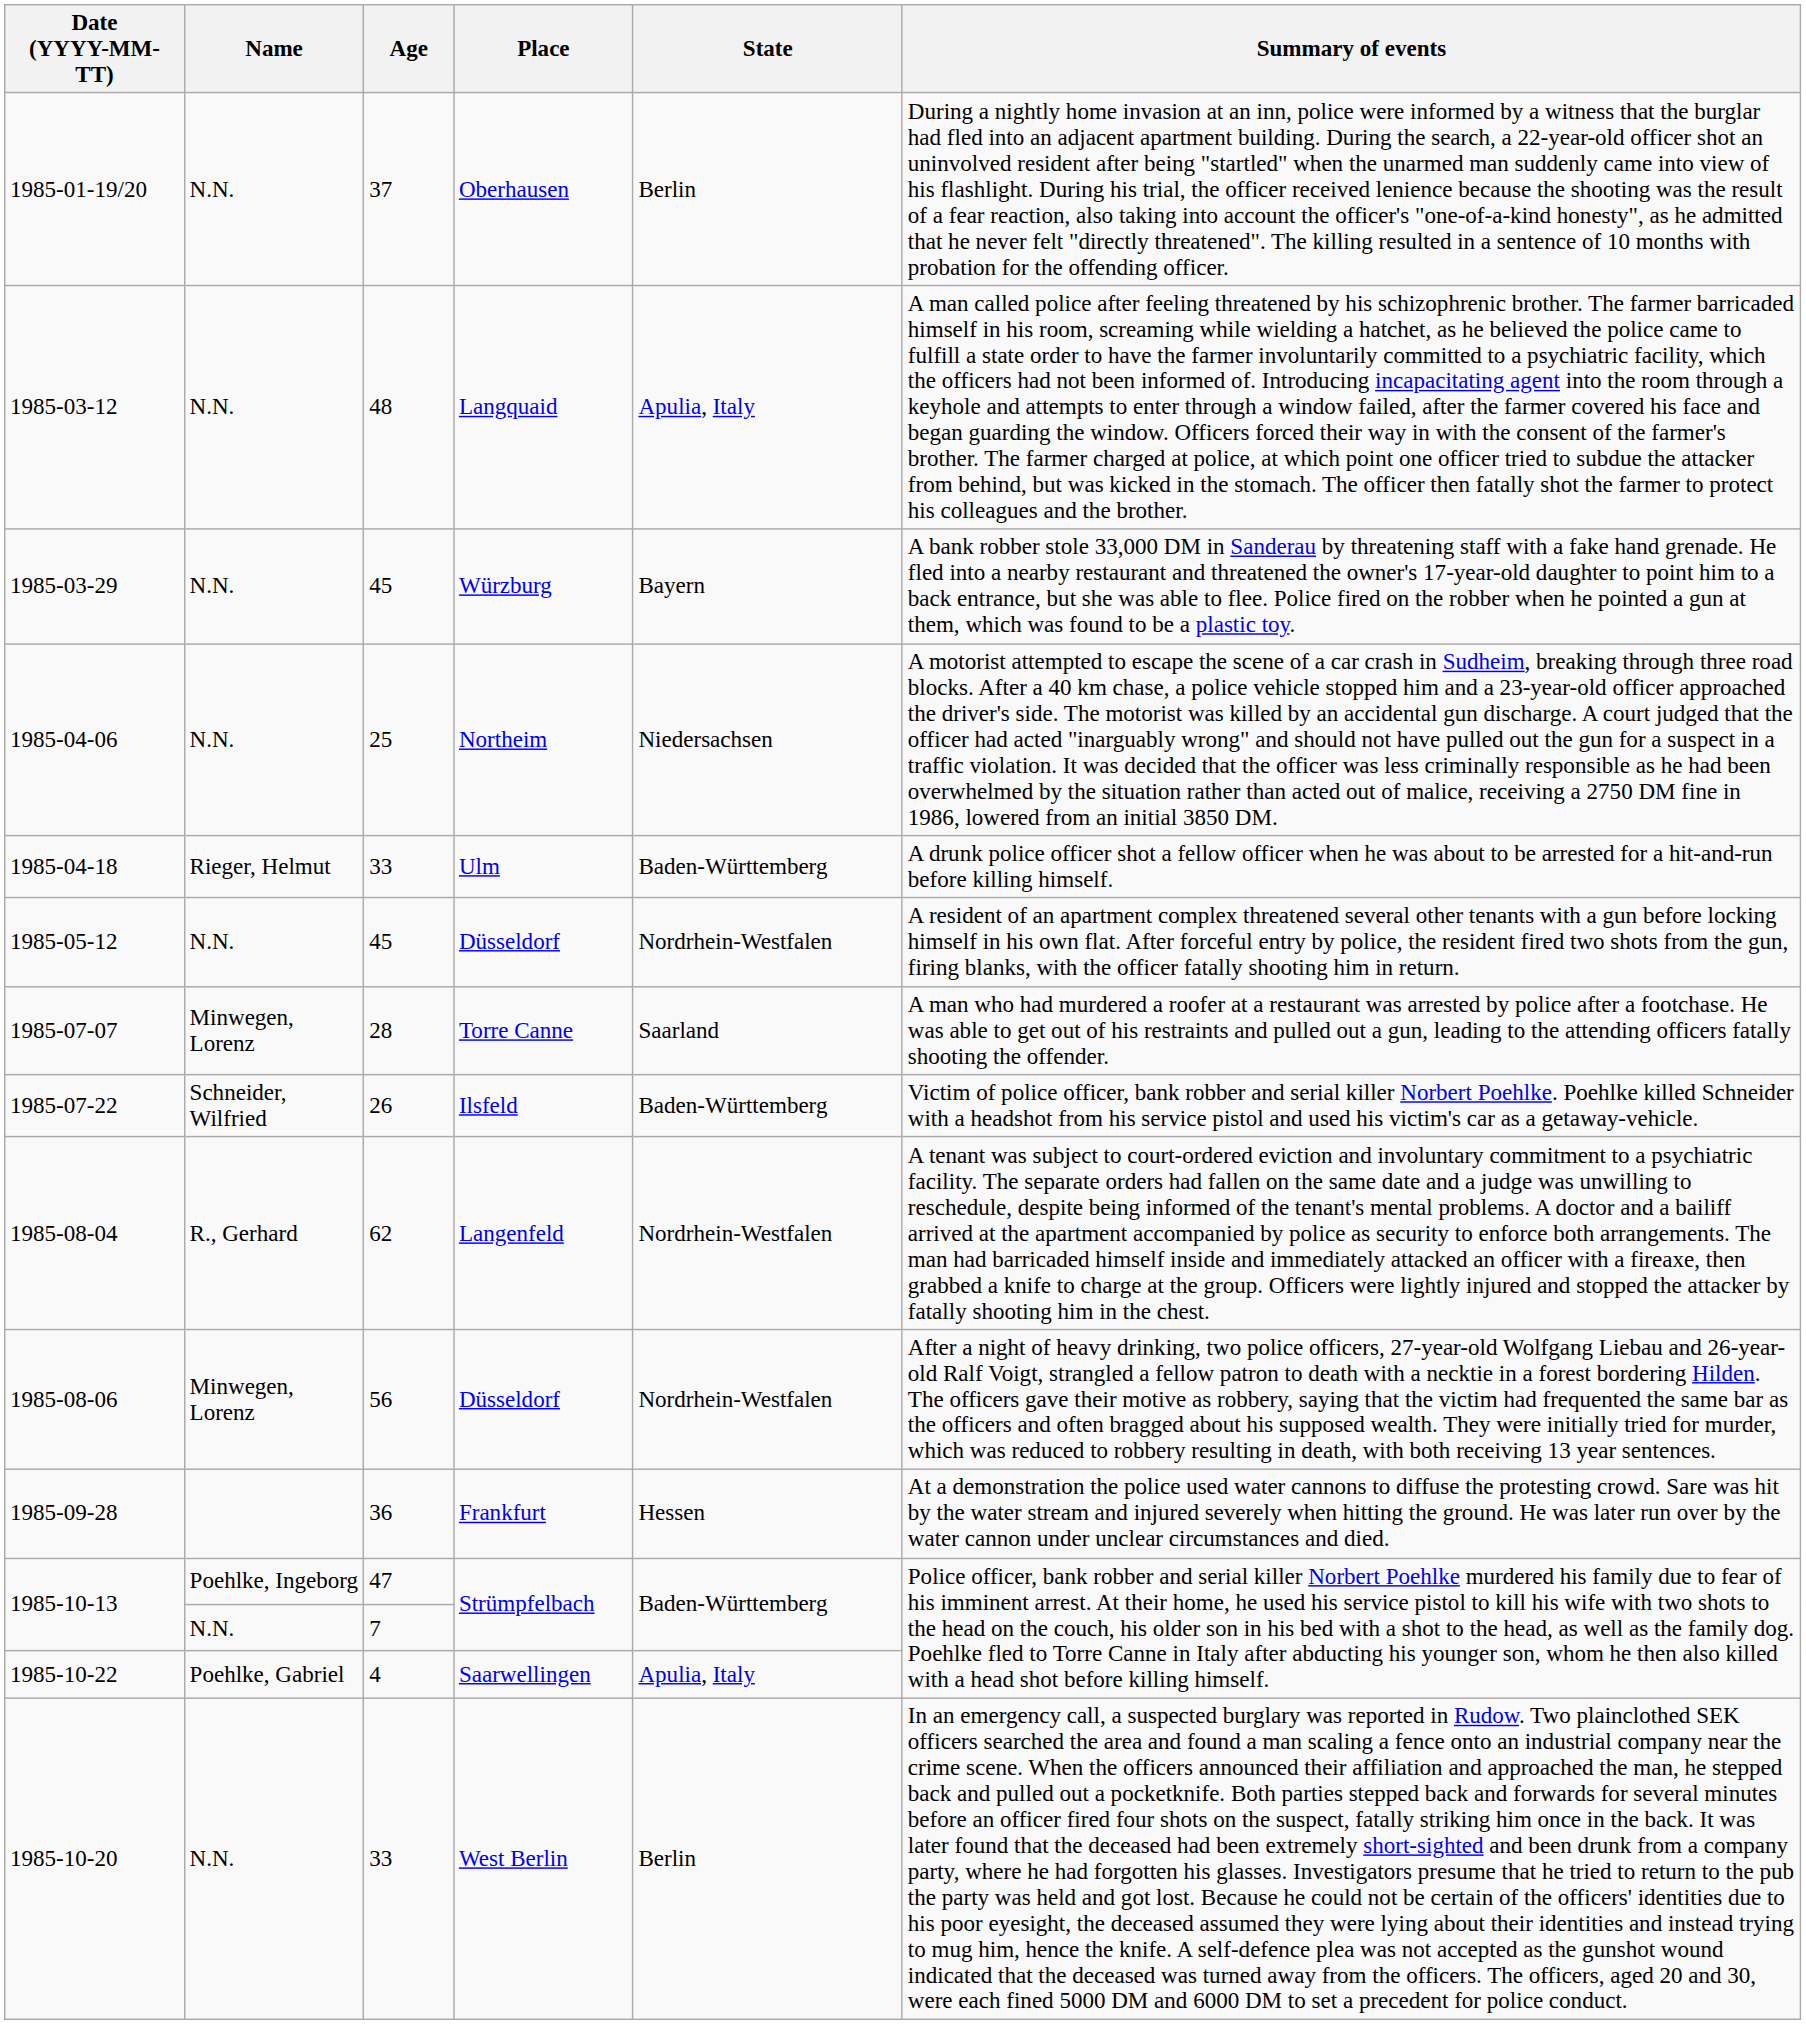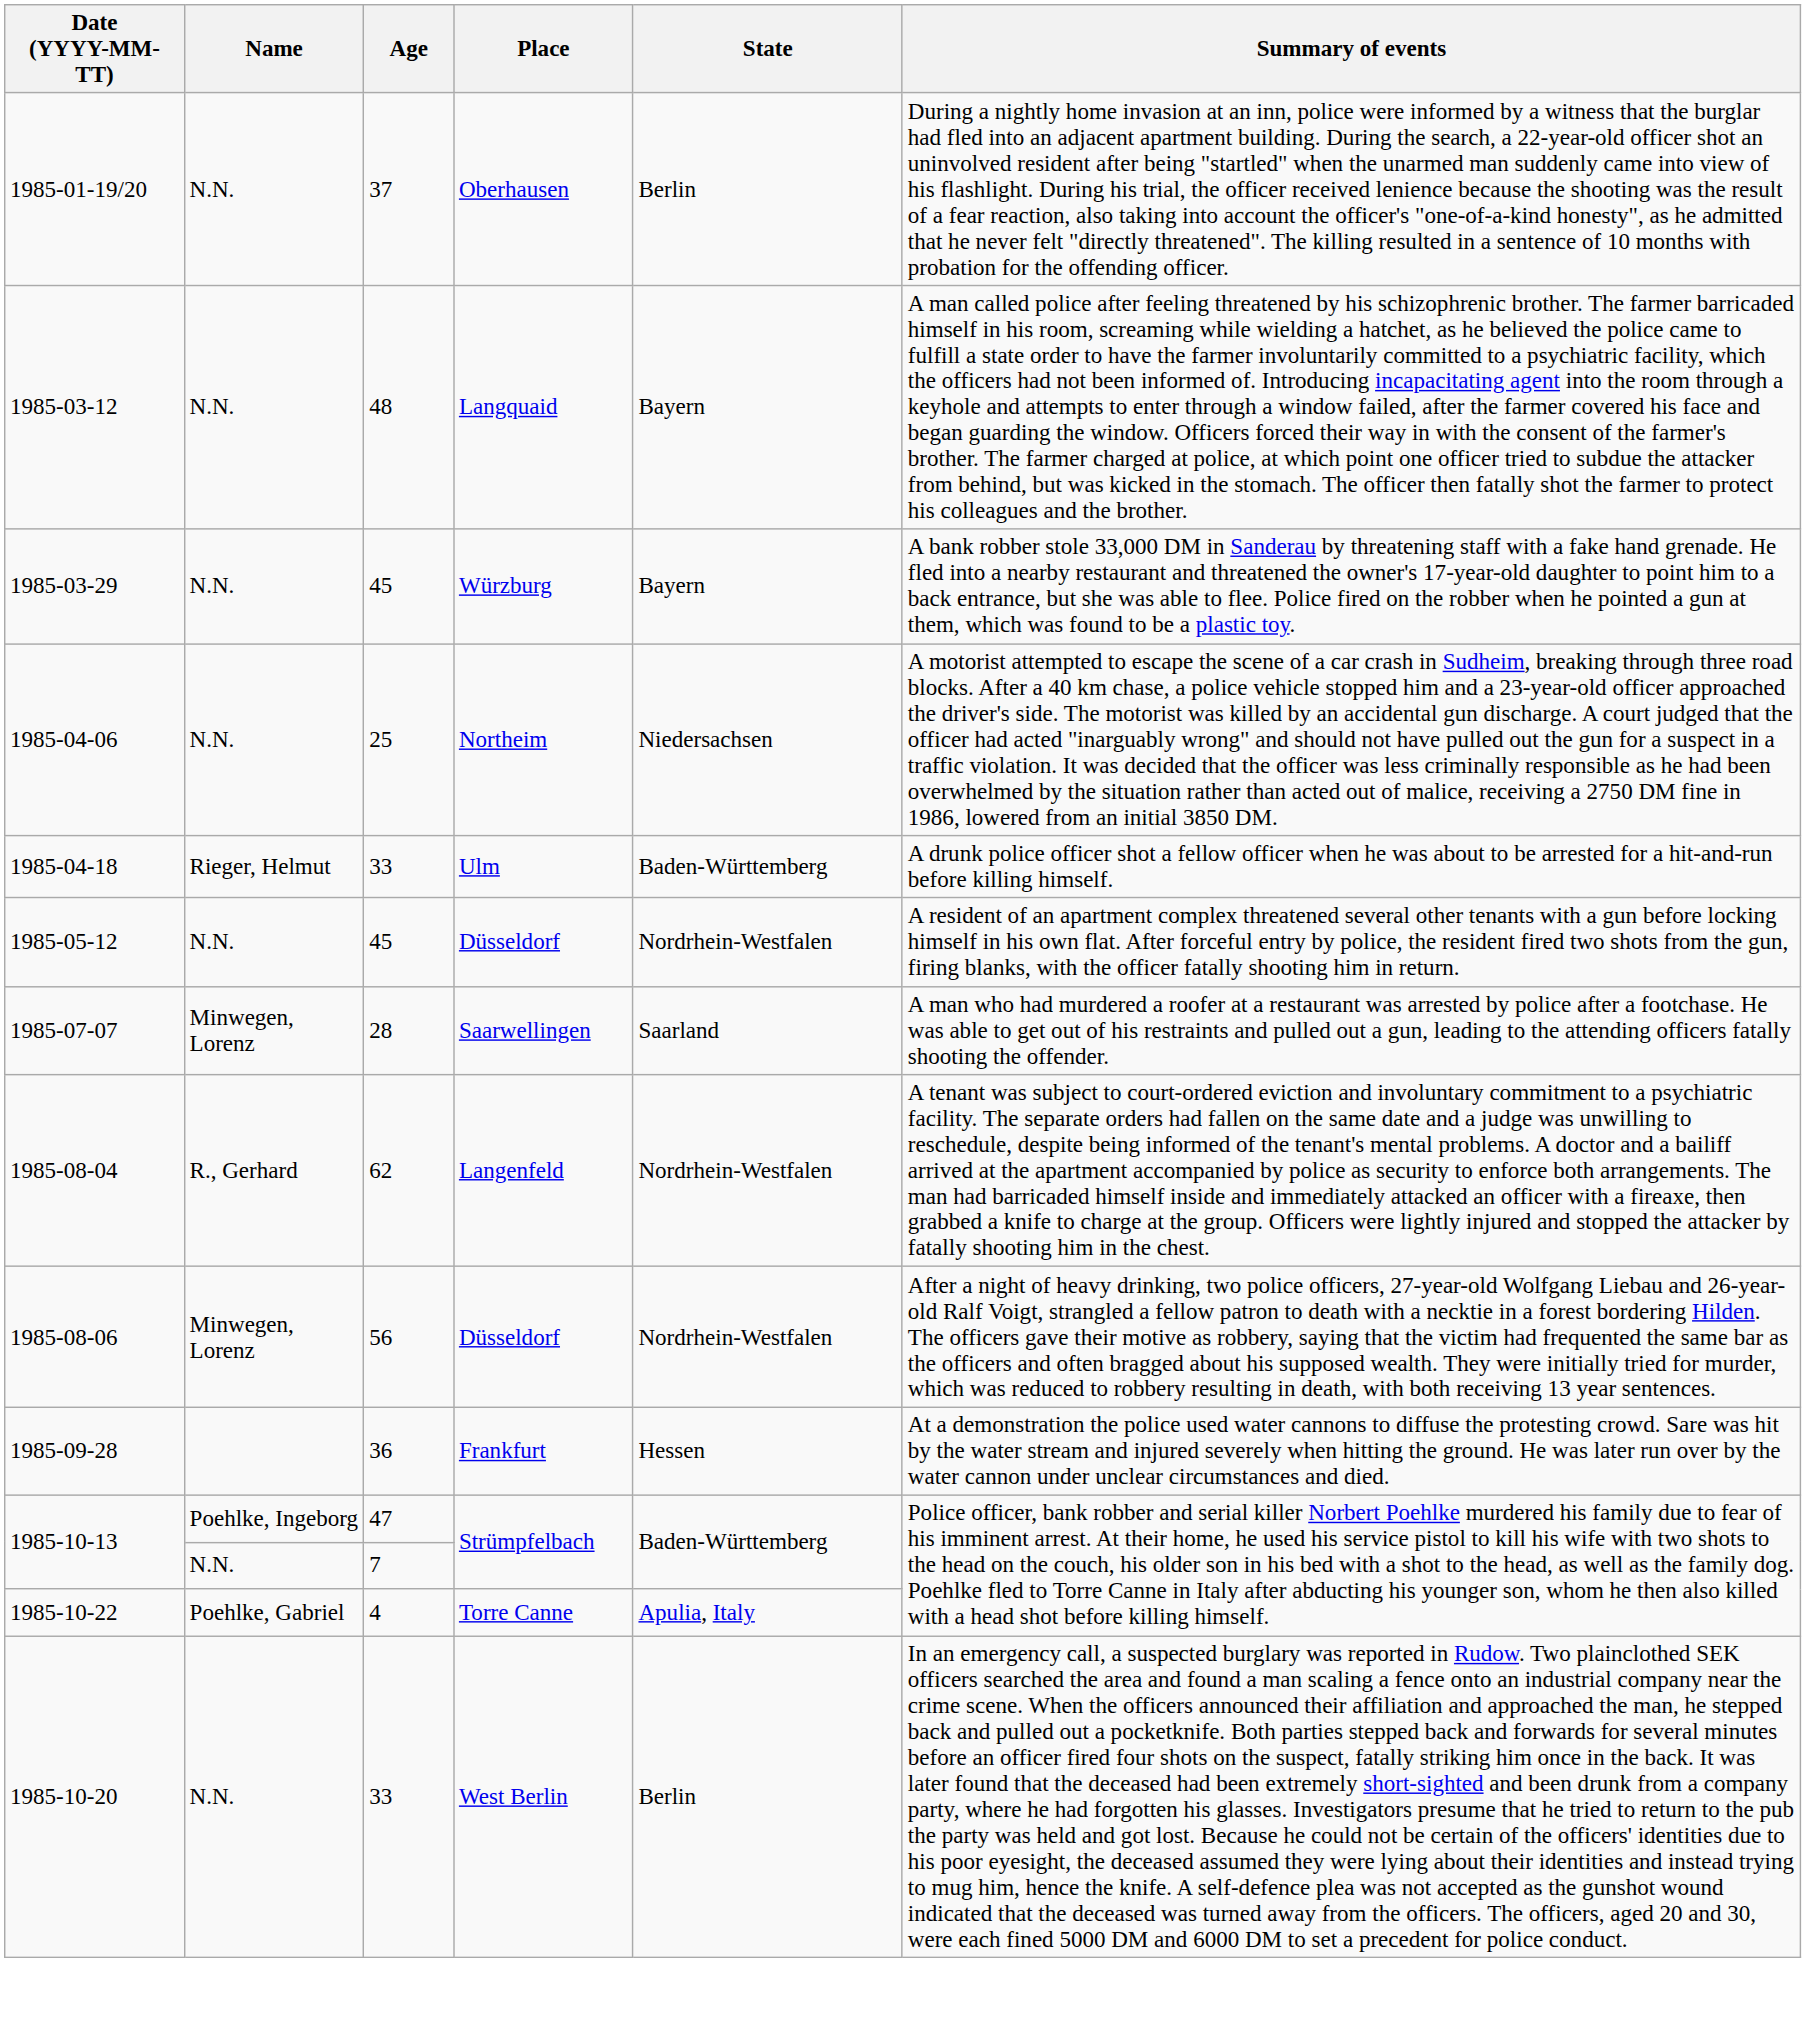(697, 406) Apulia, Italy -> (672, 406) Bayern
(516, 1030) Torre Canne -> (525, 1030) Saarwellingen
- row: (64, 1105)
(525, 1674) Saarwellingen -> (516, 1611) Torre Canne
